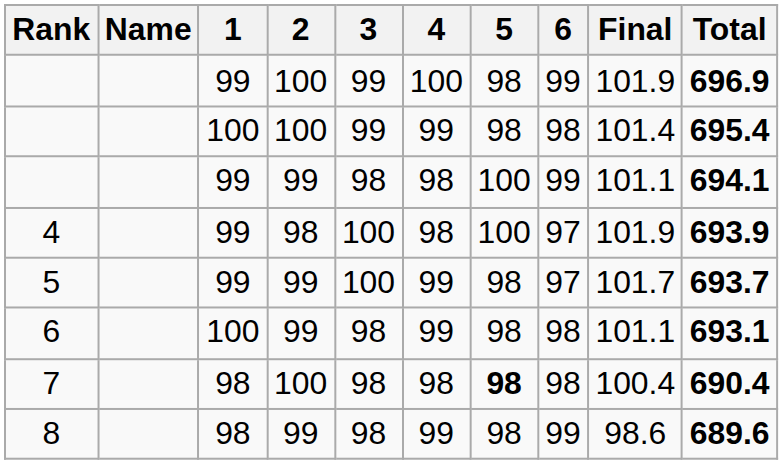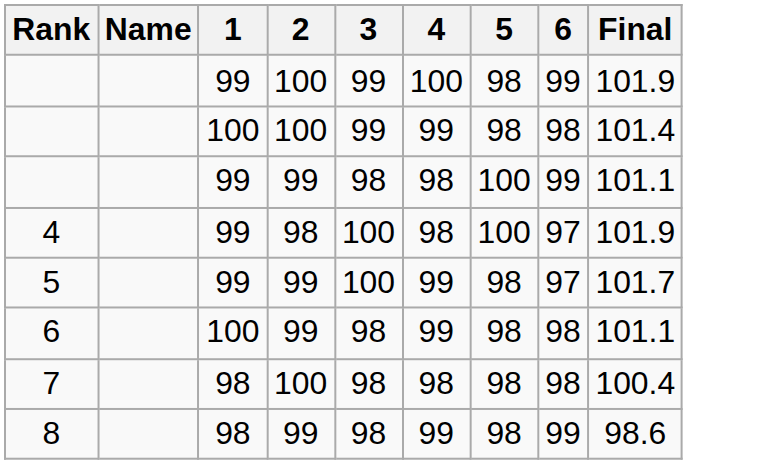- column: (730, 29)
(504, 383) bold -> (504, 383) normal
